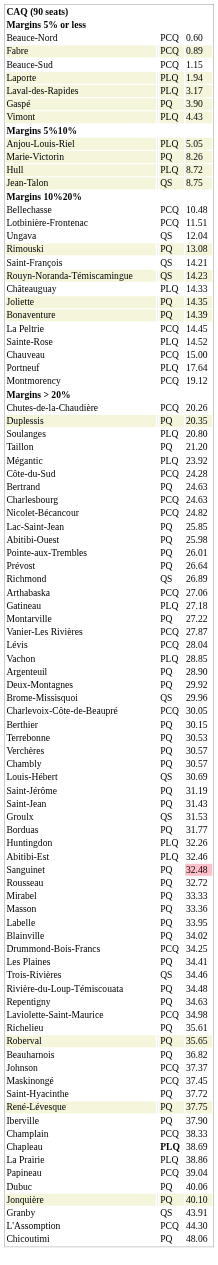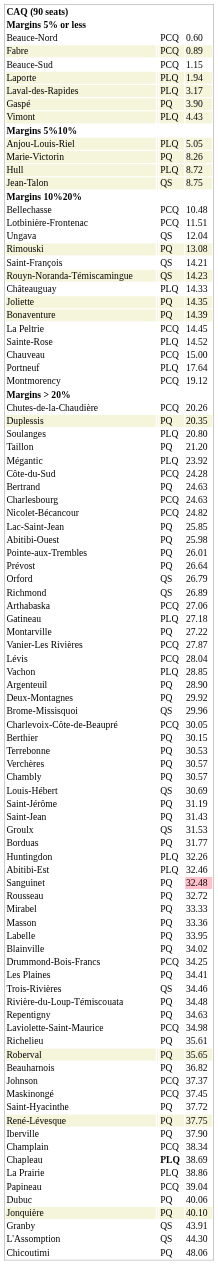+ row: (19, 579)
(197, 1134) 38.33 -> (197, 1147) 38.34
(170, 1226) PCQ -> (166, 1239) QS
